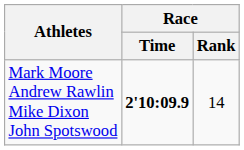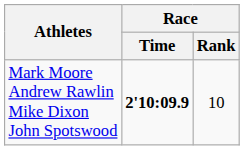(216, 102) 14 -> (216, 102) 10
